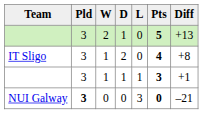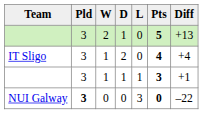(184, 56) +8 -> (184, 56) +4
(184, 98) –21 -> (184, 98) –22
